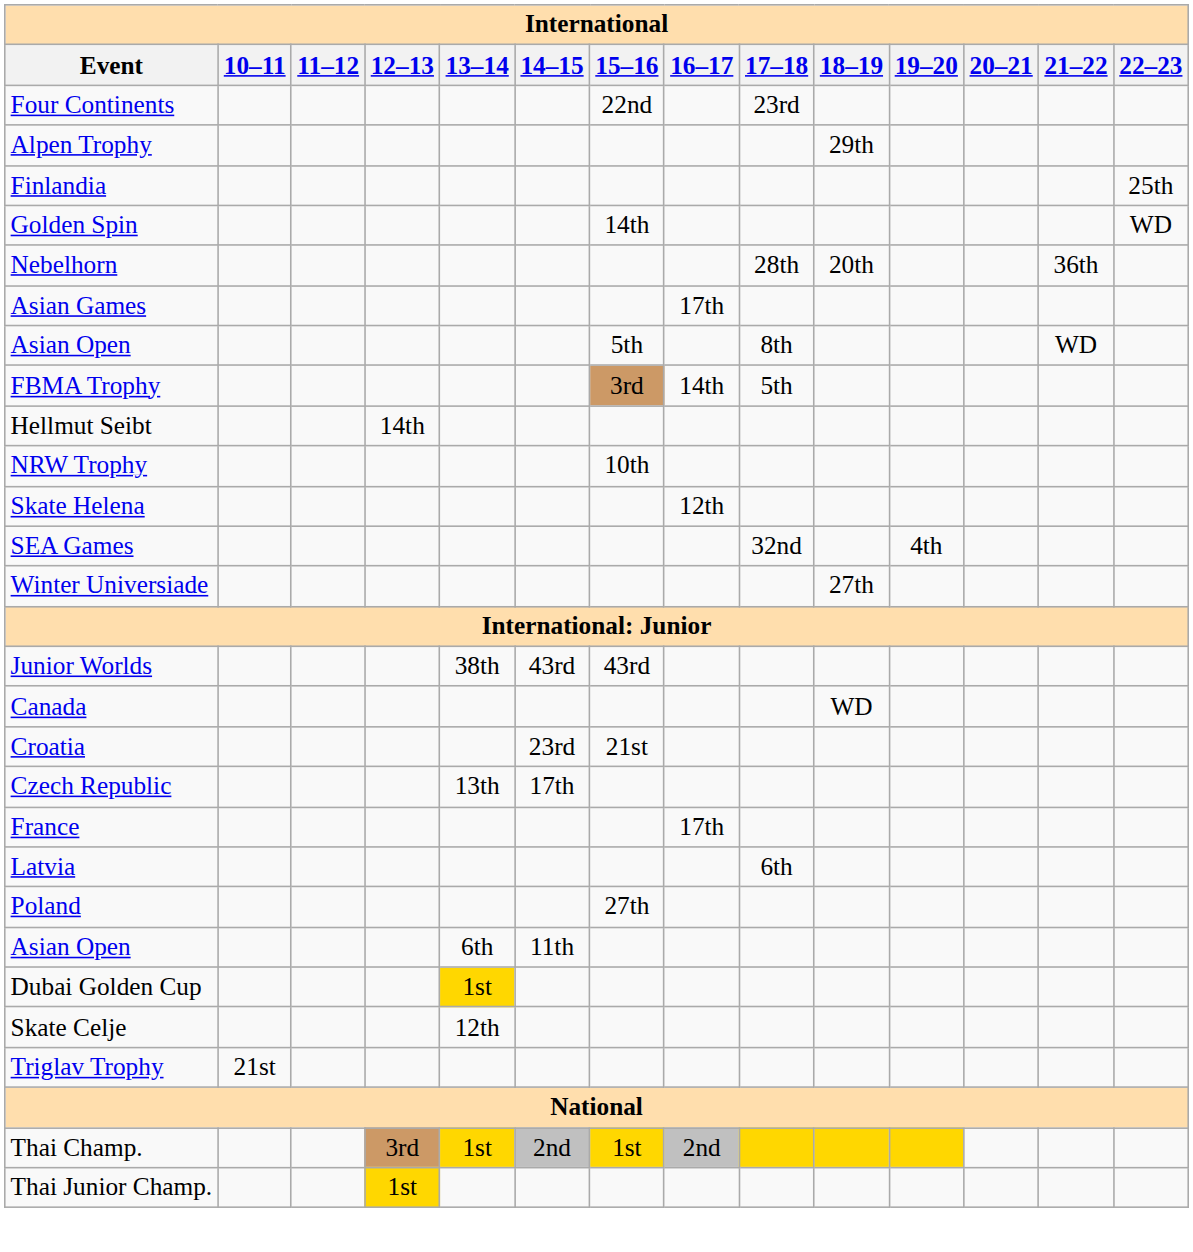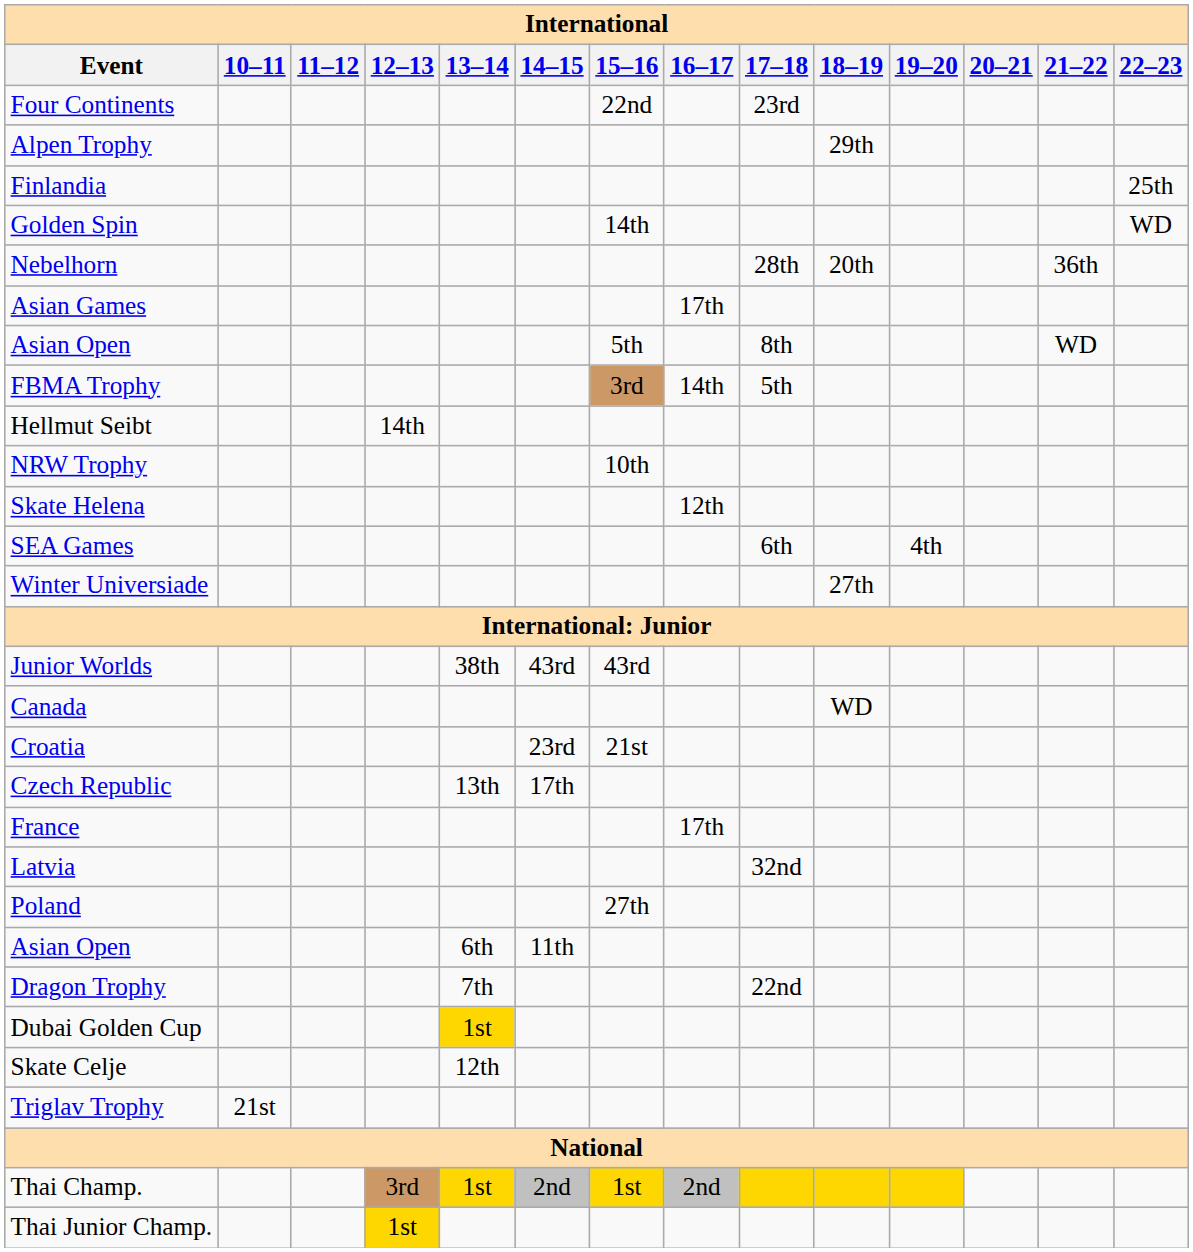(777, 545) 32nd -> (777, 545) 6th
(777, 866) 6th -> (777, 866) 32nd
+ row: (88, 986)
